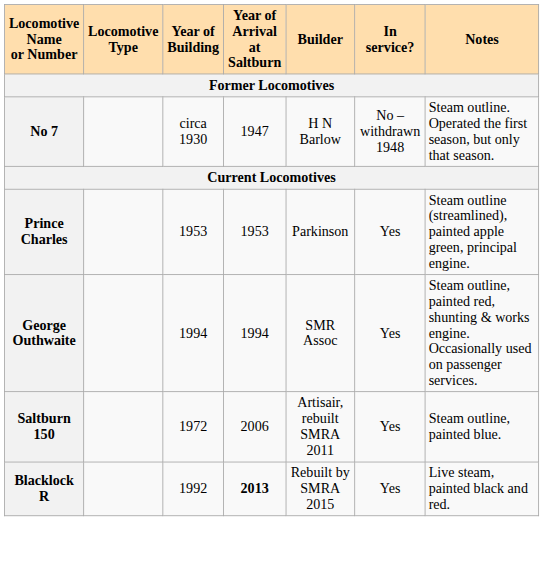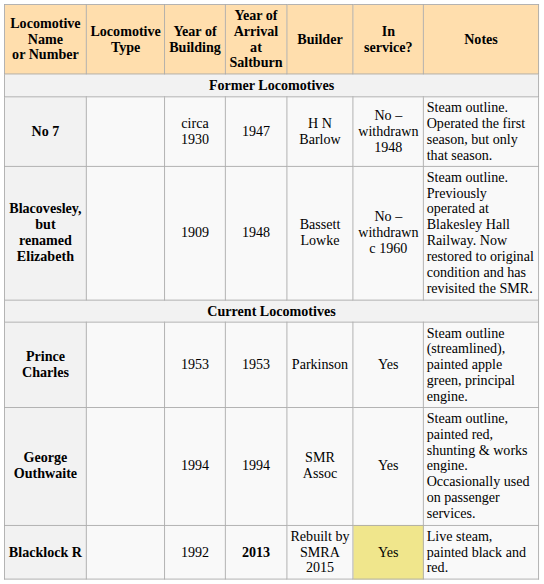+ row: (45, 233)
- row: (44, 426)
(390, 488) no background -> (388, 552) khaki background
